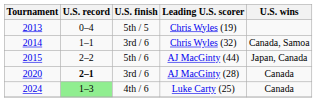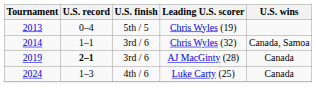- row: (203, 58)
(32, 74) 2020 -> (32, 58) 2019
(86, 89) lightgreen background -> (86, 74) no background
